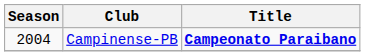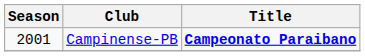(34, 40) 2004 -> (34, 40) 2001
